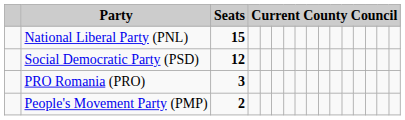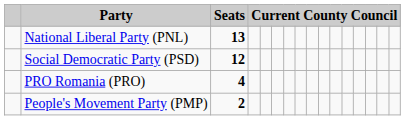(238, 37) 15 -> (238, 37) 13
(241, 81) 3 -> (241, 81) 4
